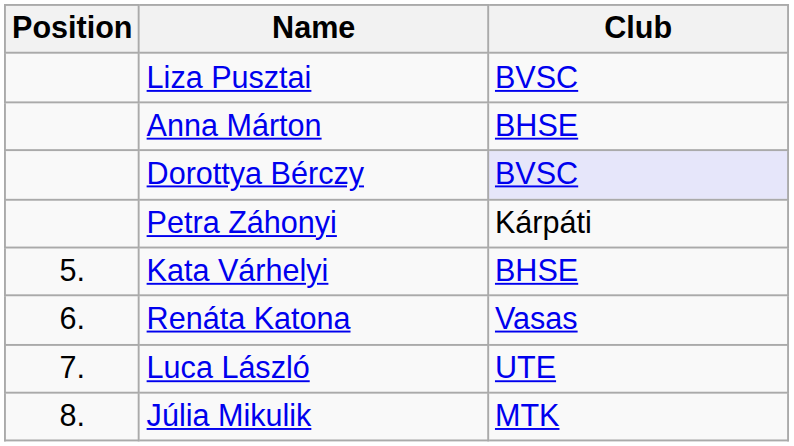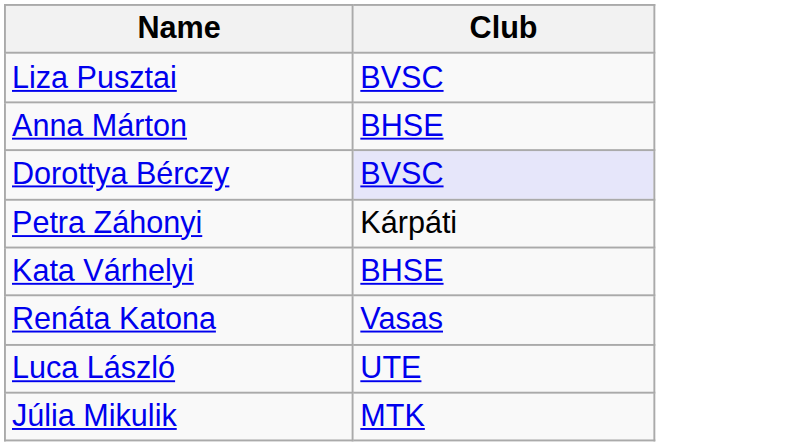- column: (72, 28)
